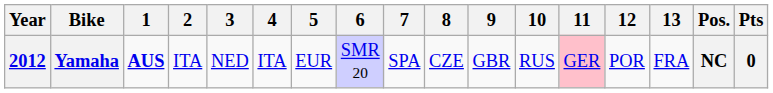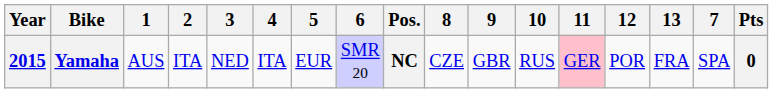columns swapped: (404, 20) <-> (714, 20)
(27, 61) 2012 -> (27, 61) 2015
(146, 61) bold -> (146, 61) normal
